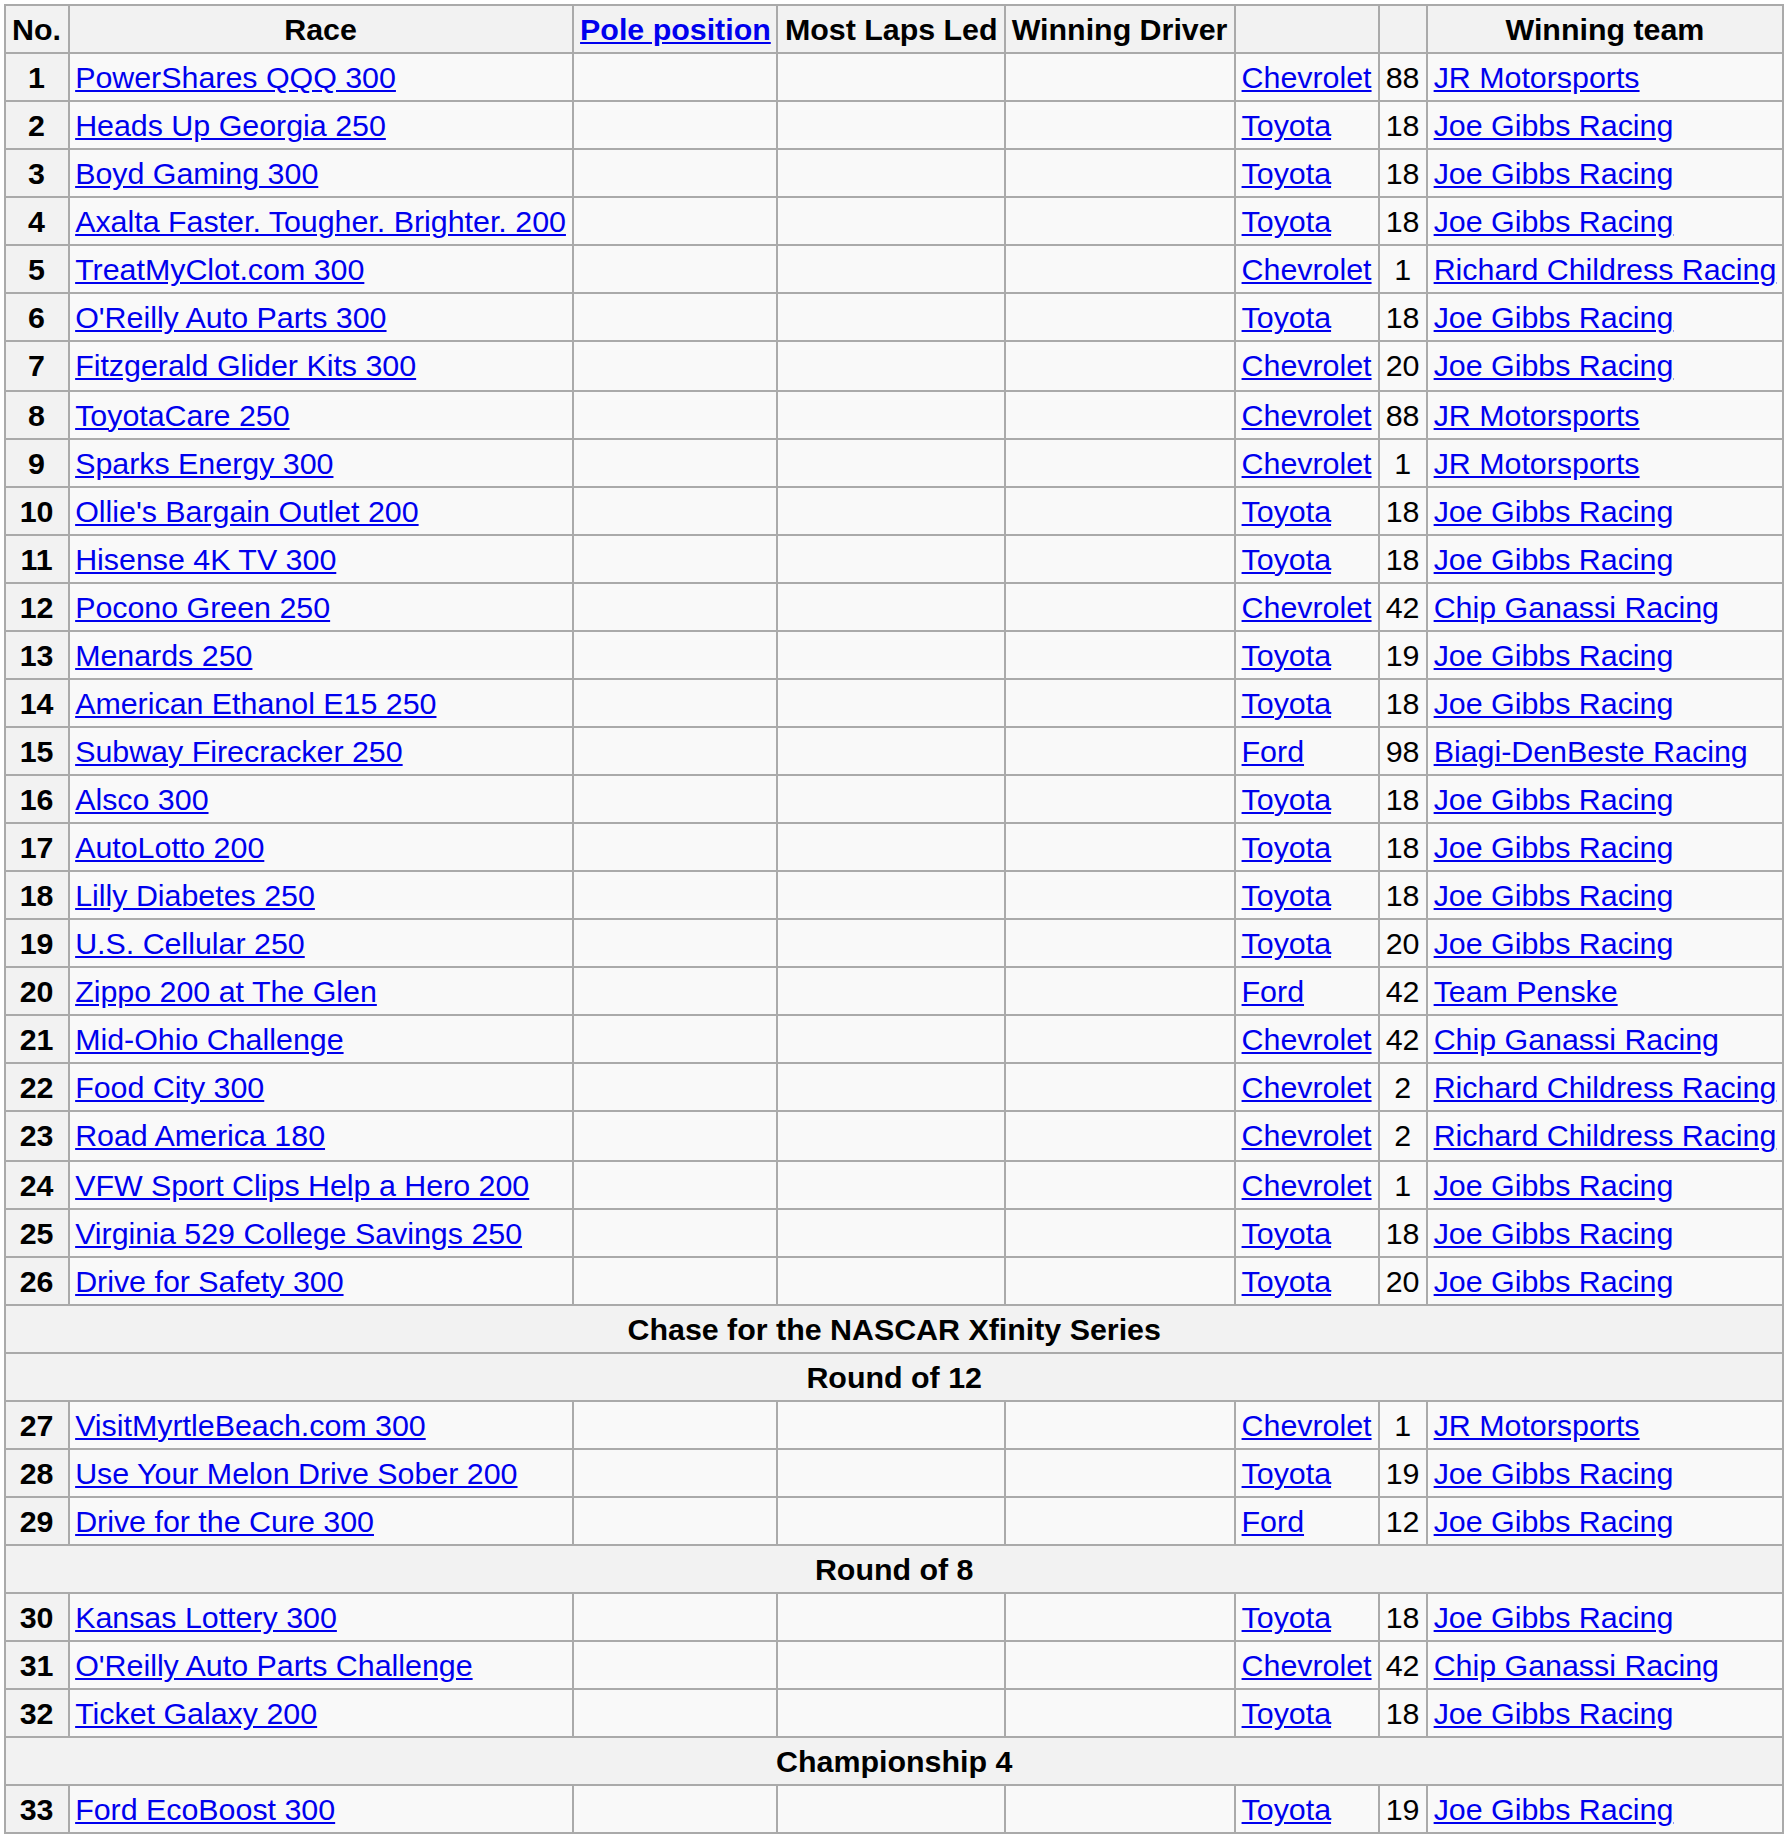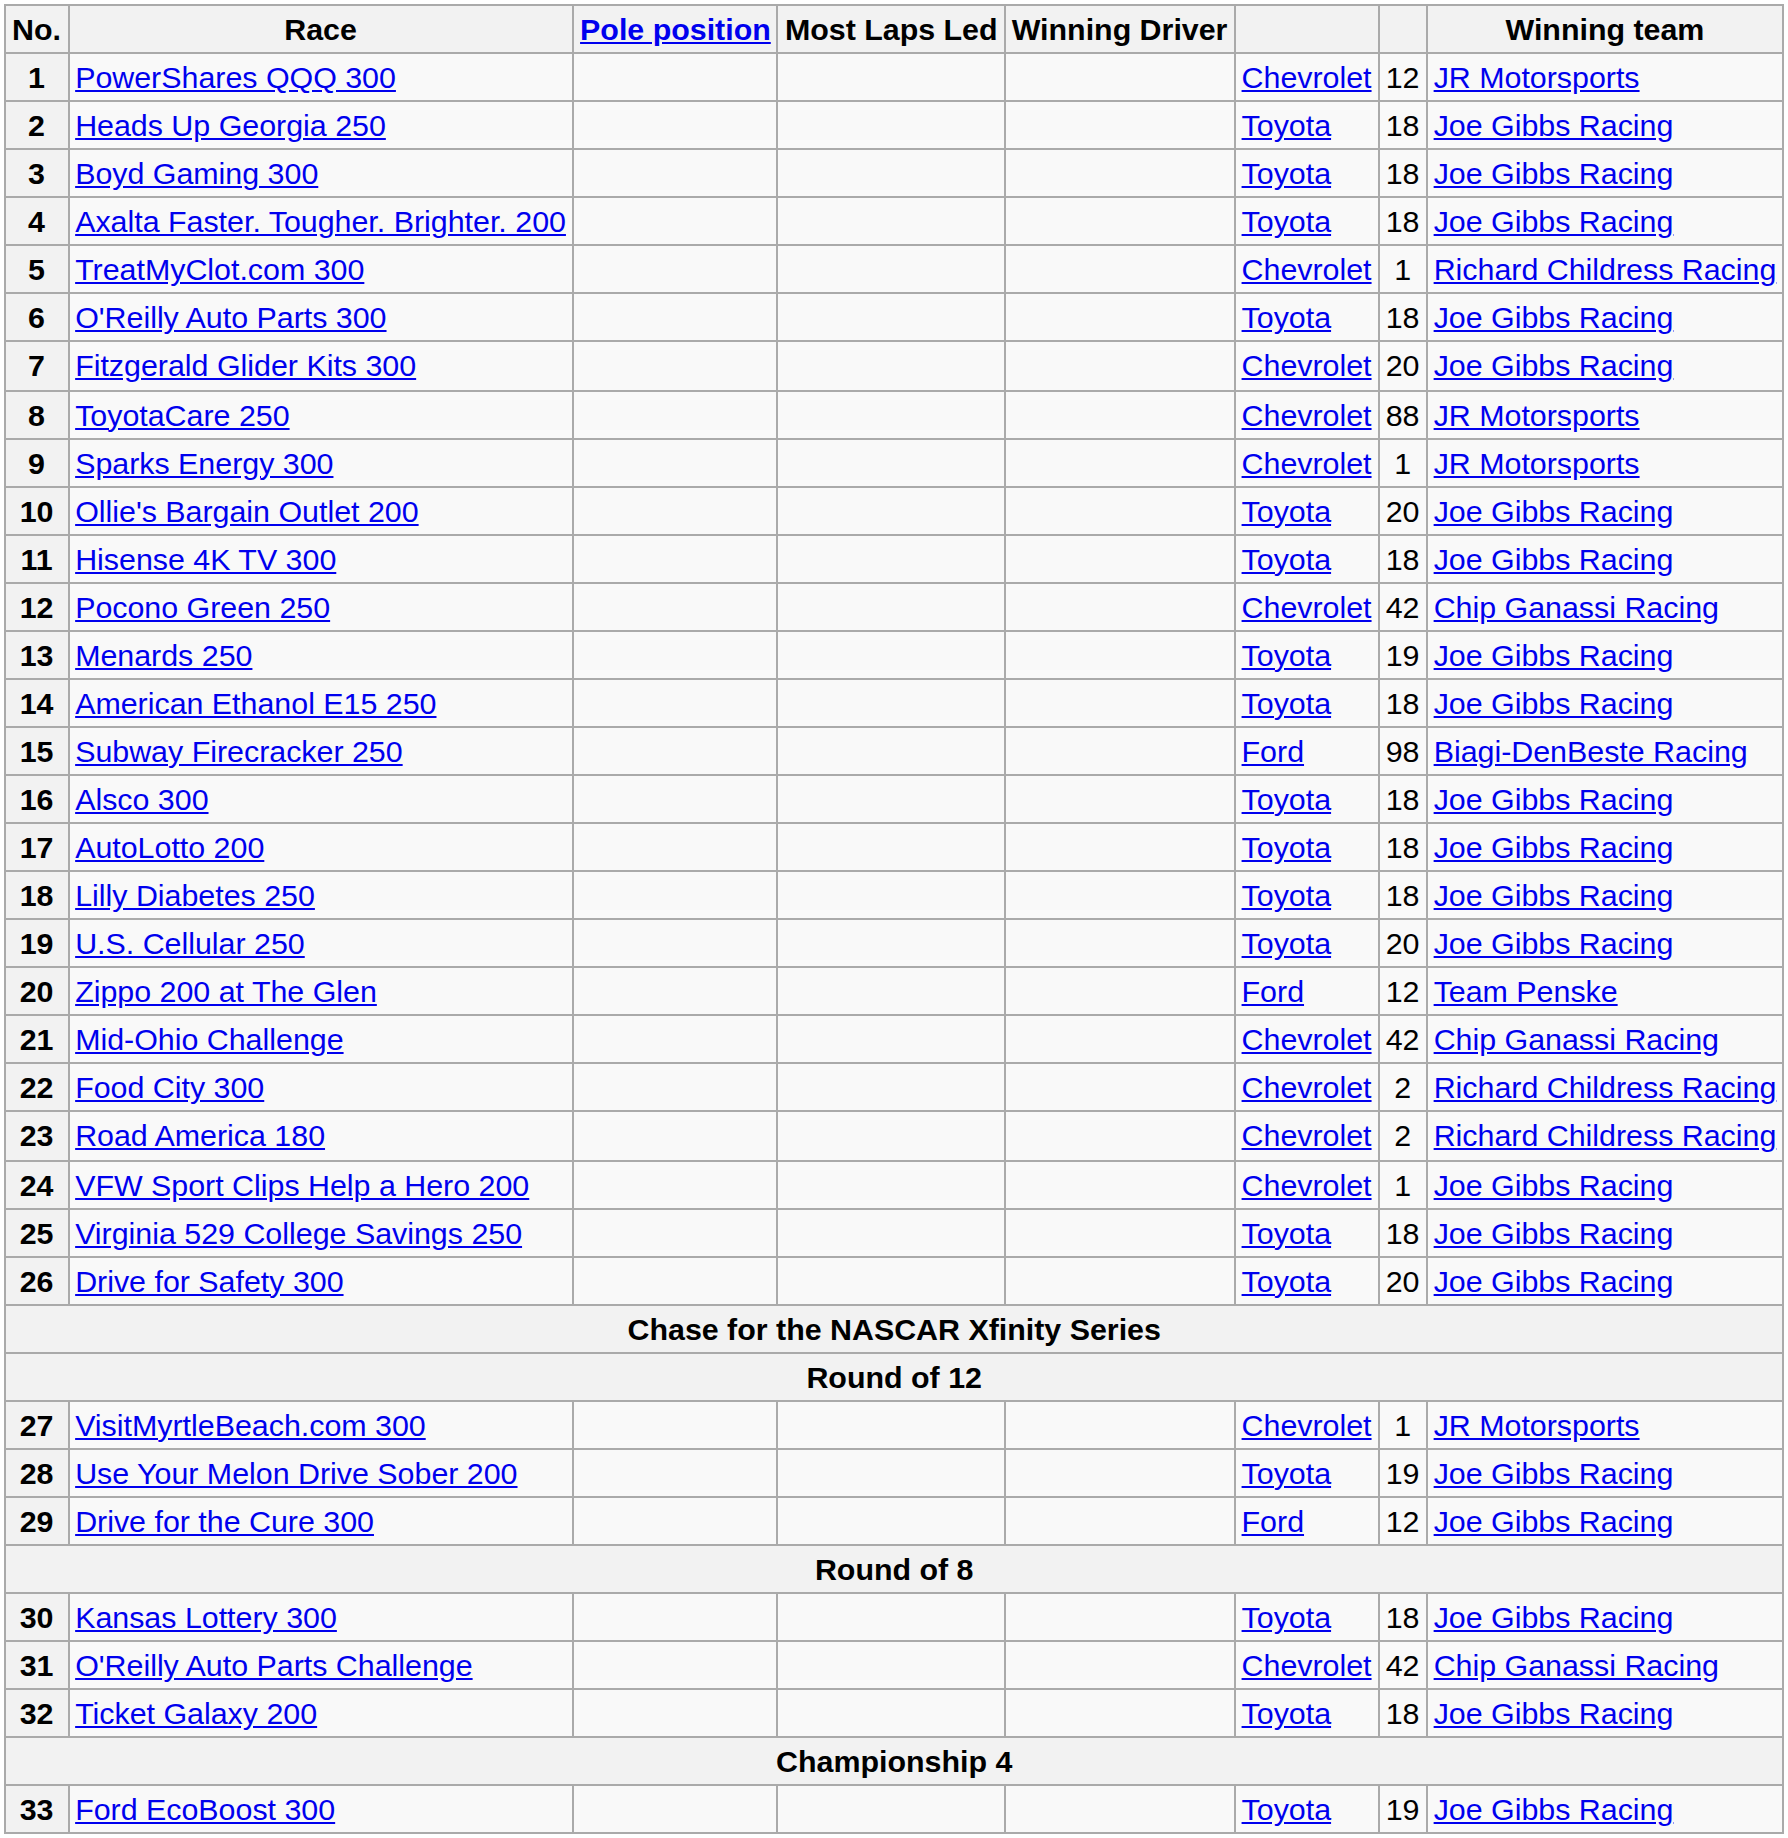(1403, 77) 88 -> (1403, 77) 12
(1403, 510) 18 -> (1403, 510) 20
(1403, 992) 42 -> (1403, 992) 12
